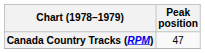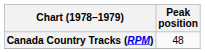(178, 40) 47 -> (178, 40) 48
